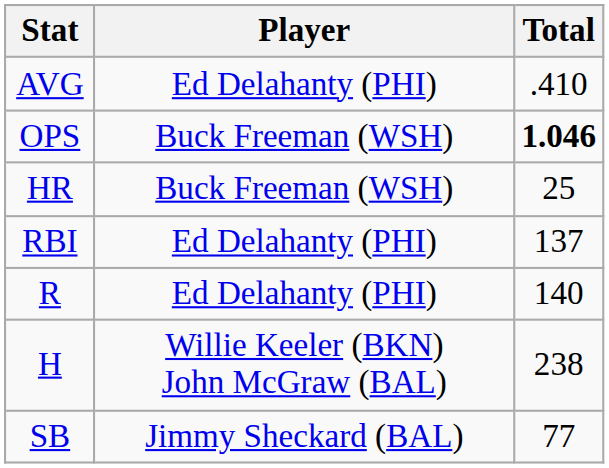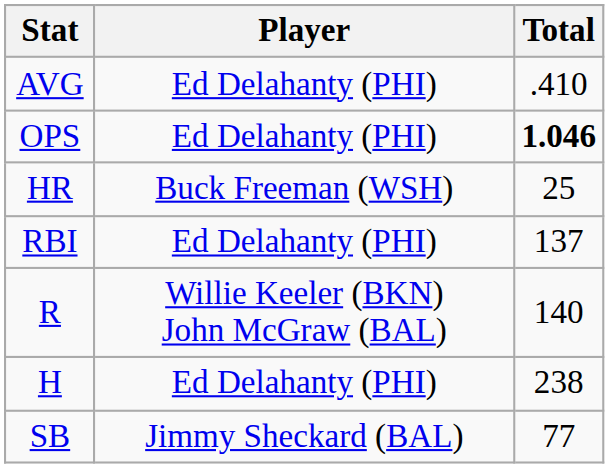(304, 135) Buck Freeman (WSH) -> (304, 135) Ed Delahanty (PHI)
(304, 293) Ed Delahanty (PHI) -> (304, 312) Willie Keeler (BKN) John McGraw (BAL)
(304, 364) Willie Keeler (BKN) John McGraw (BAL) -> (304, 383) Ed Delahanty (PHI)
